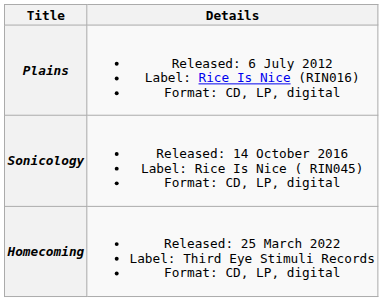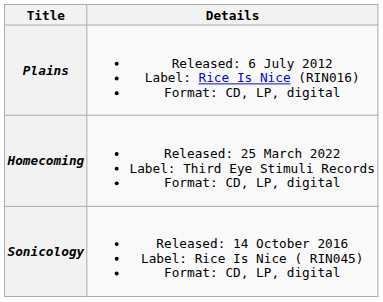rows swapped: (46, 161) <-> (46, 251)
